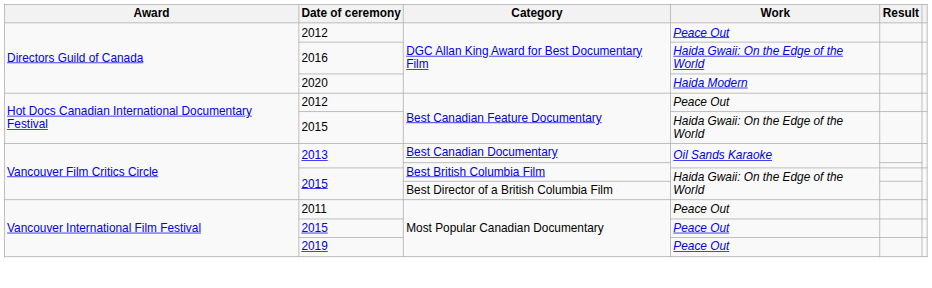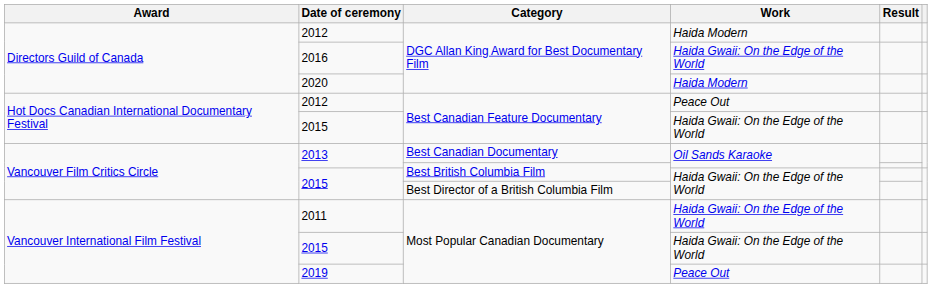(701, 32) Peace Out -> (711, 32) Haida Modern
(701, 209) Peace Out -> (758, 216) Haida Gwaii: On the Edge of the World
(701, 228) Peace Out -> (758, 248) Haida Gwaii: On the Edge of the World
